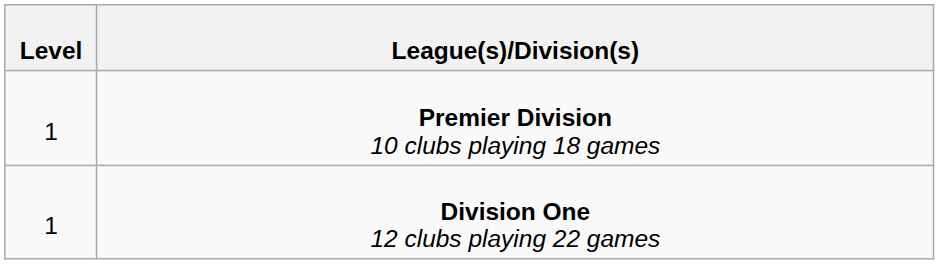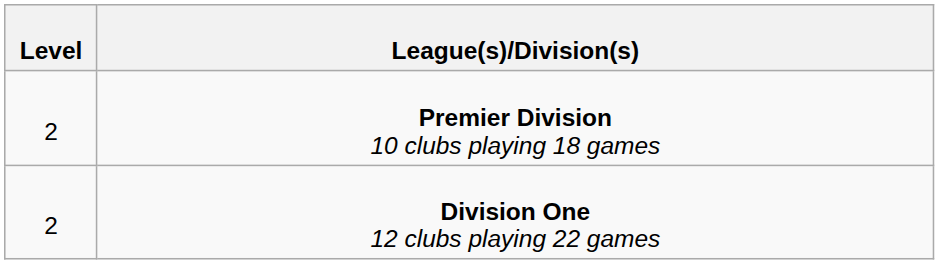(51, 131) 1 -> (51, 131) 2
(51, 225) 1 -> (51, 225) 2
